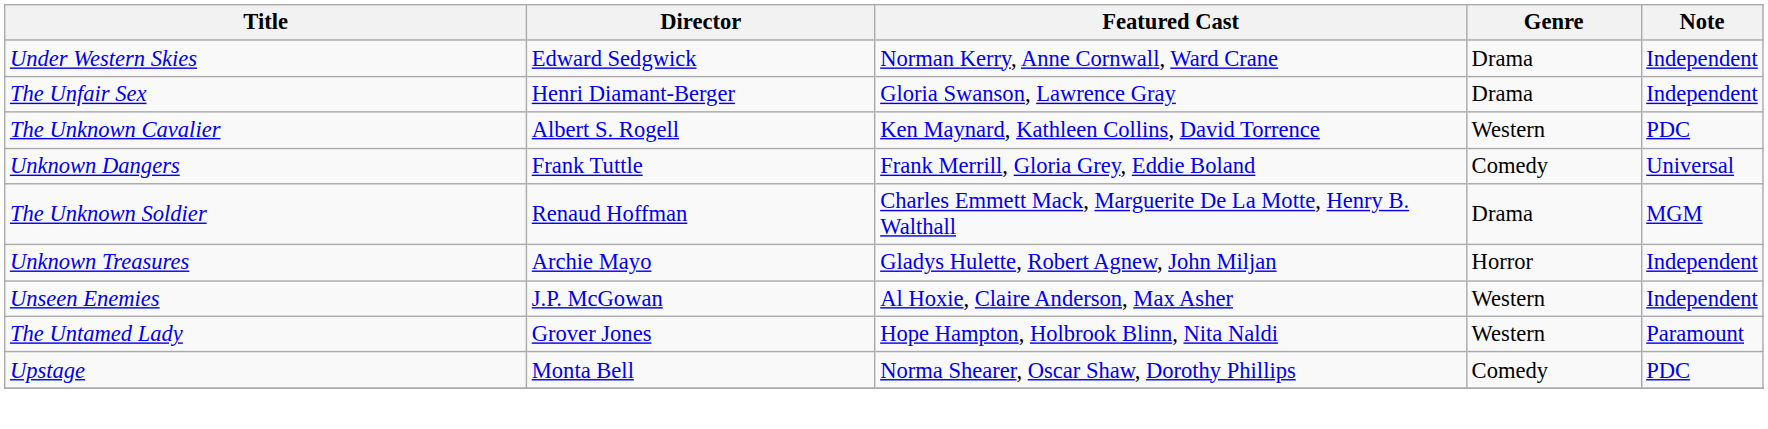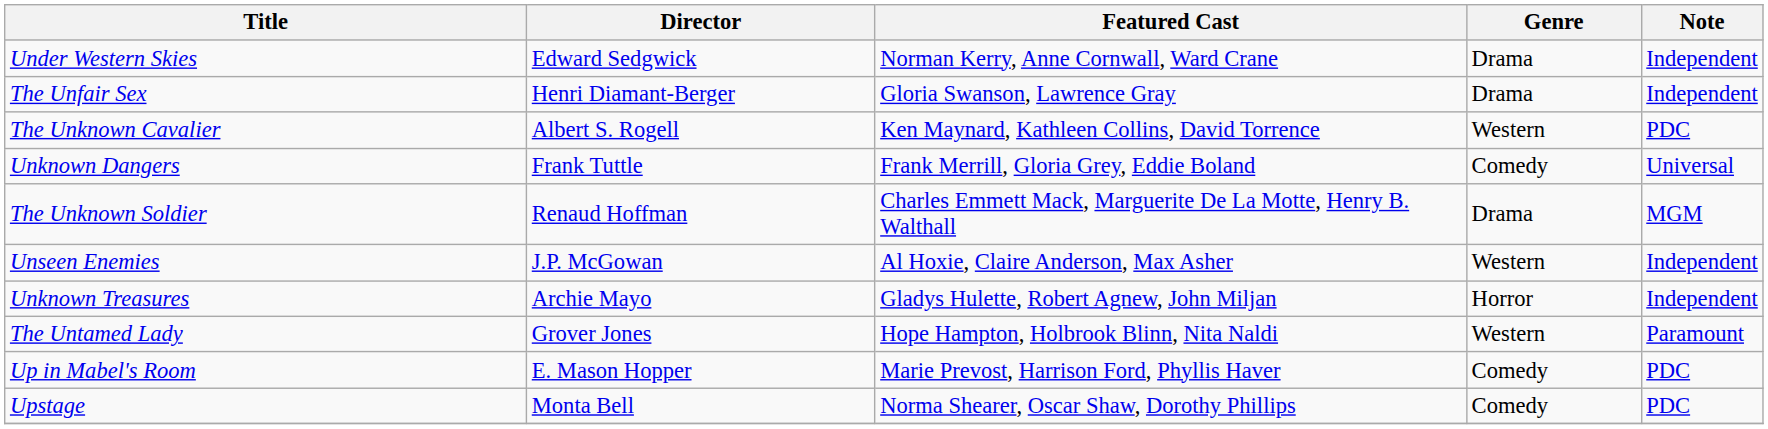rows swapped: (100, 262) <-> (85, 298)
+ row: (103, 369)
